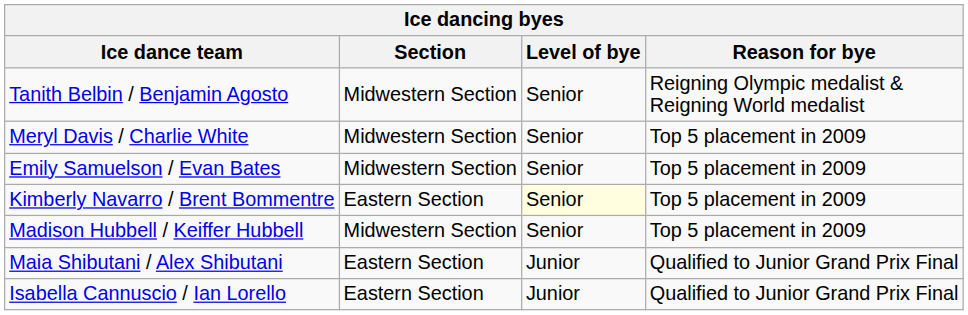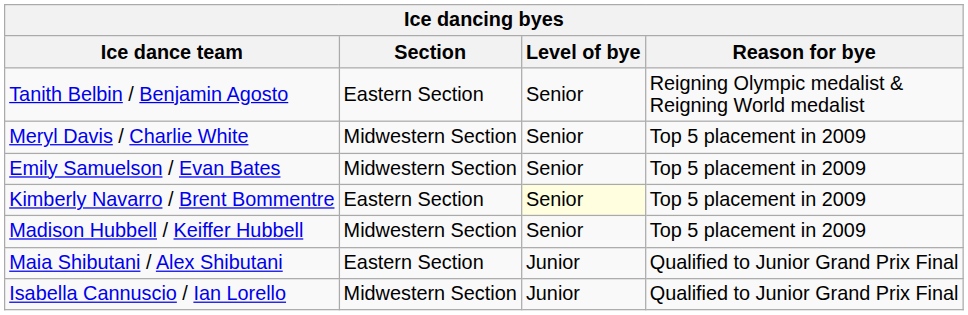(430, 94) Midwestern Section -> (414, 94) Eastern Section
(414, 294) Eastern Section -> (430, 294) Midwestern Section
